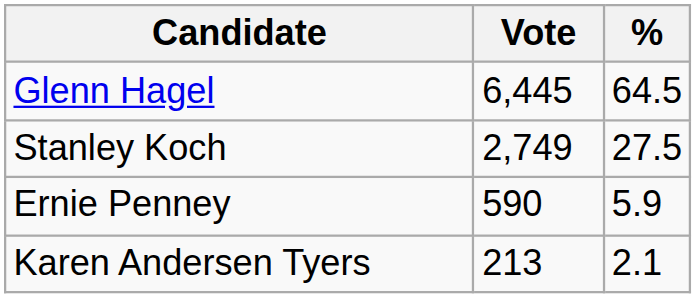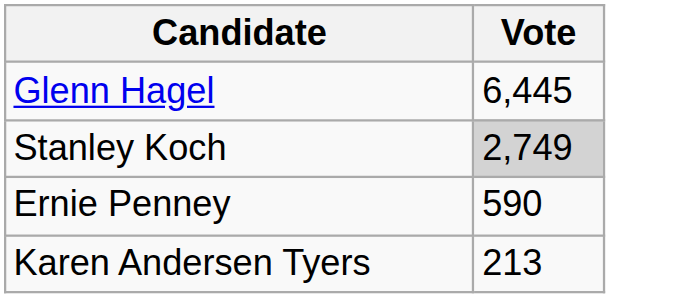- column: (647, 33)
(527, 147) no background -> (527, 147) lightgrey background
